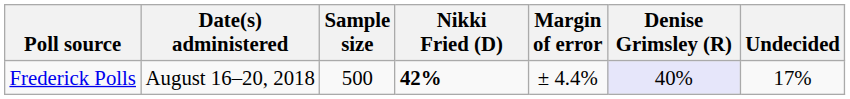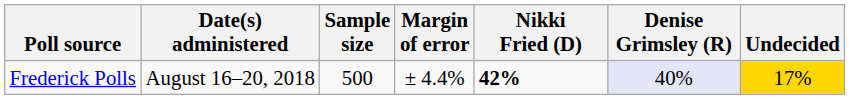columns swapped: (568, 32) <-> (462, 32)
(793, 77) no background -> (793, 77) gold background
